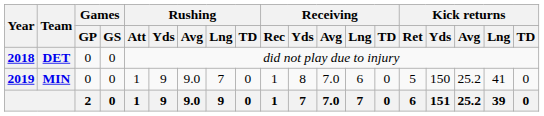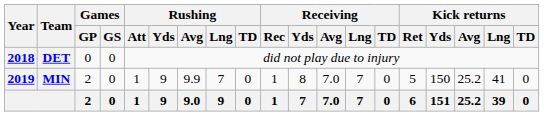(88, 79) 0 -> (88, 79) 2
(192, 79) 9.0 -> (192, 79) 9.9
(360, 79) 6 -> (360, 79) 7
